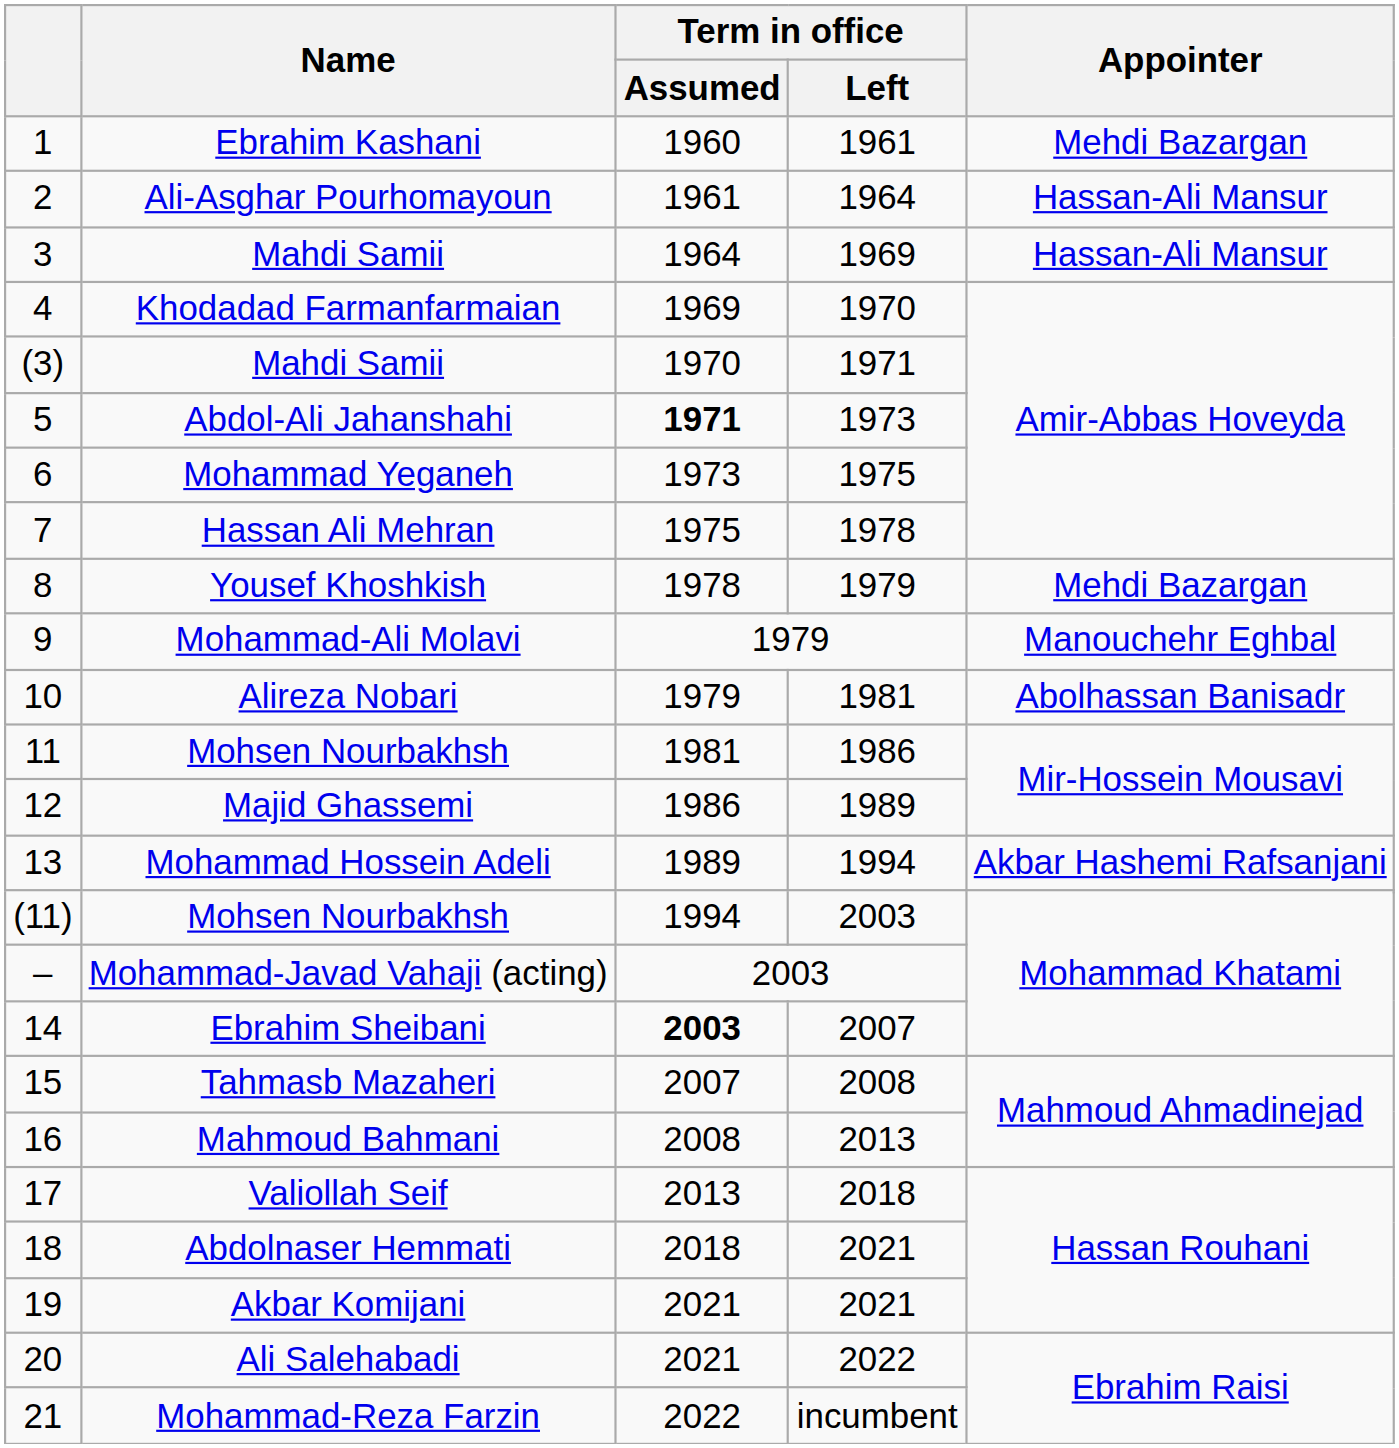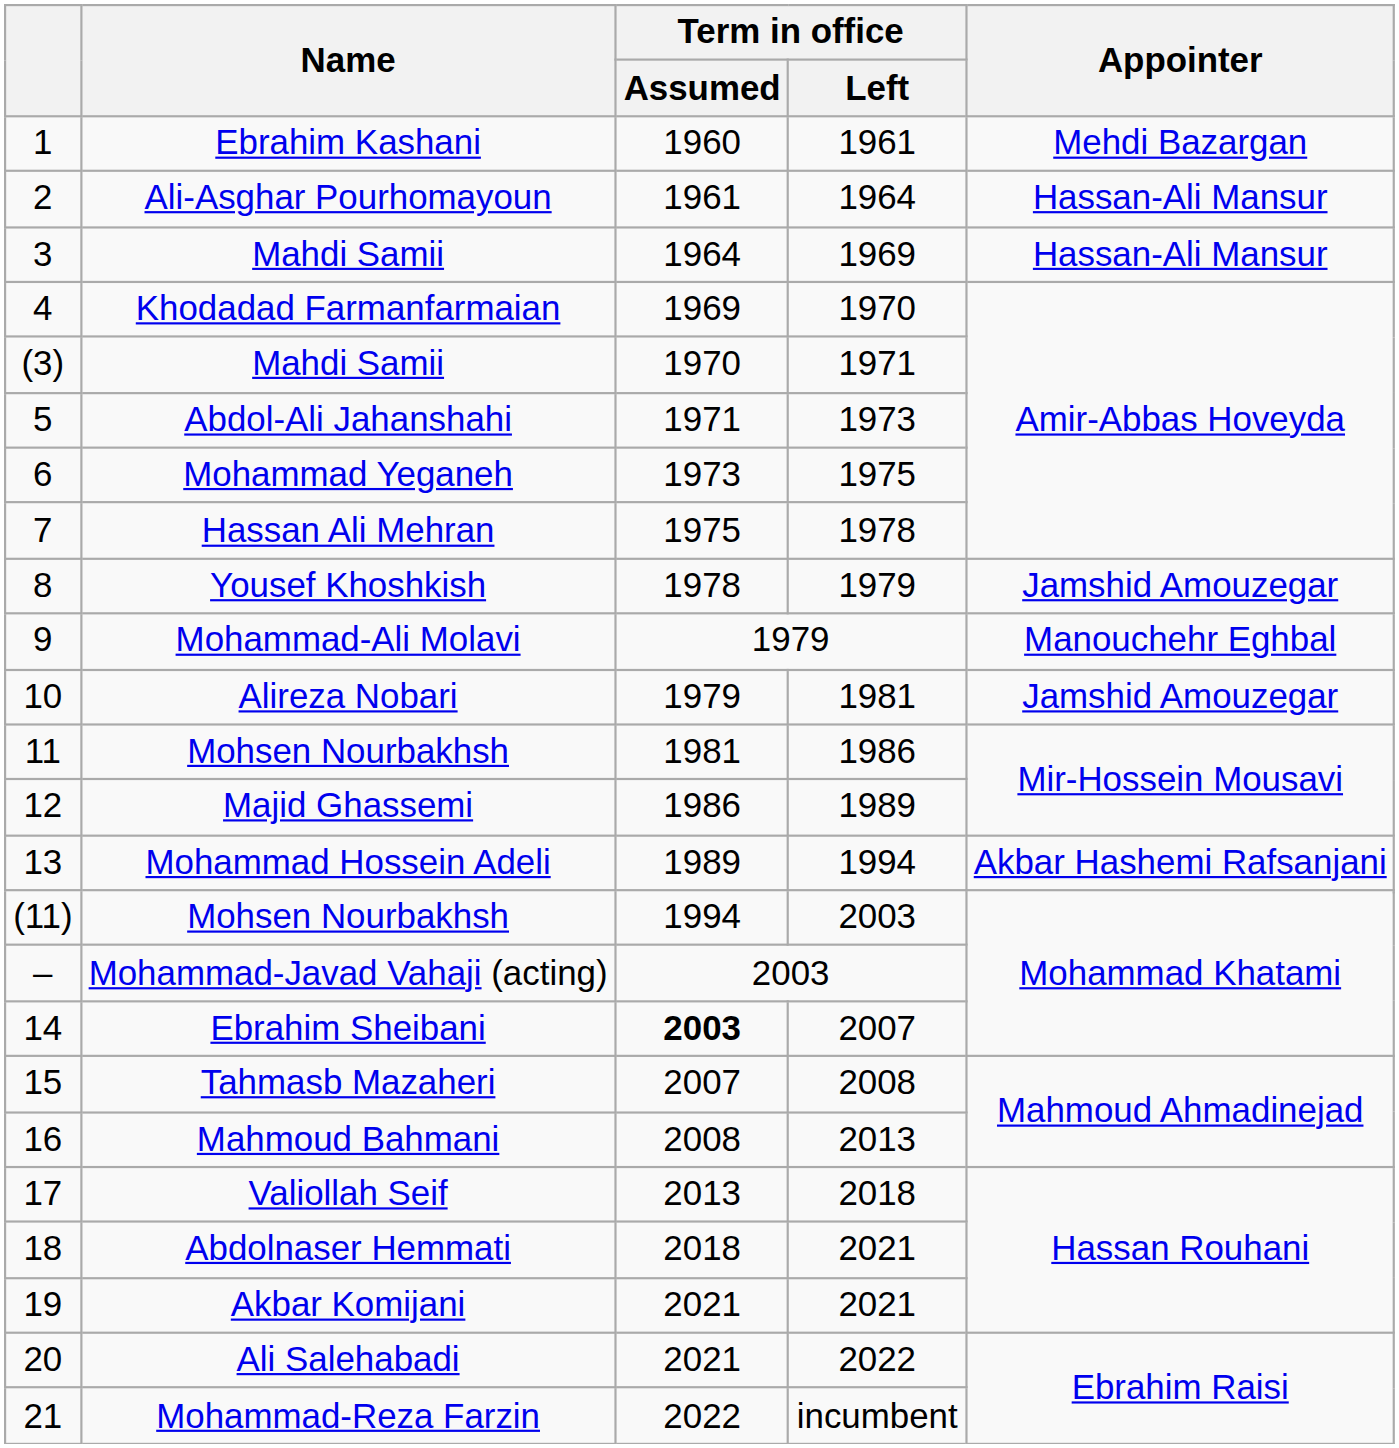(702, 419) bold -> (702, 419) normal
(1180, 585) Mehdi Bazargan -> (1180, 585) Jamshid Amouzegar
(1180, 695) Abolhassan Banisadr -> (1180, 695) Jamshid Amouzegar
